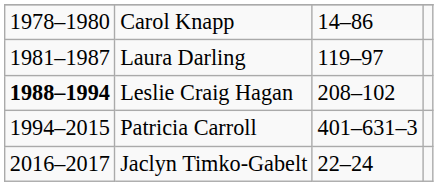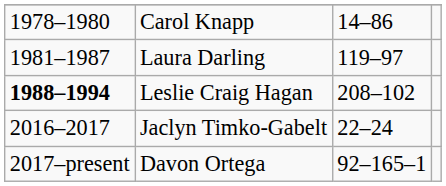- row: (188, 127)
+ row: (203, 163)
